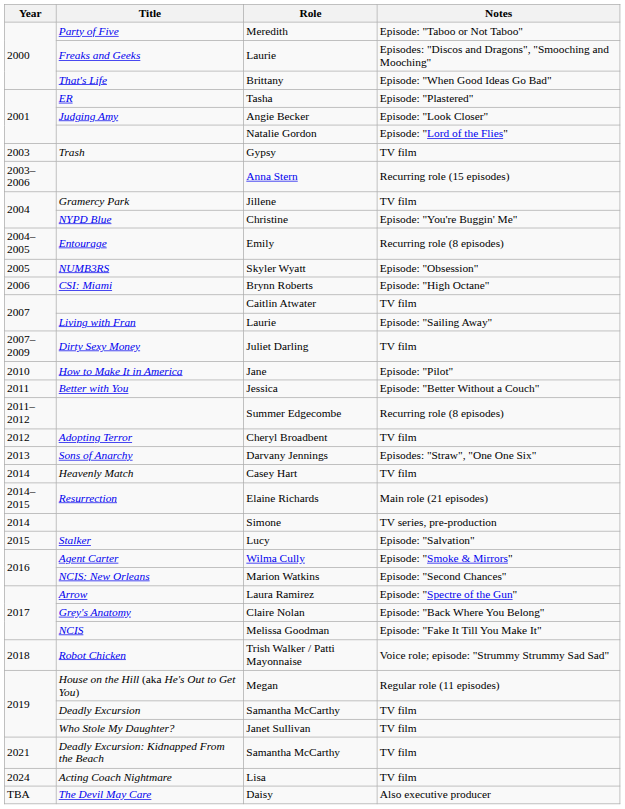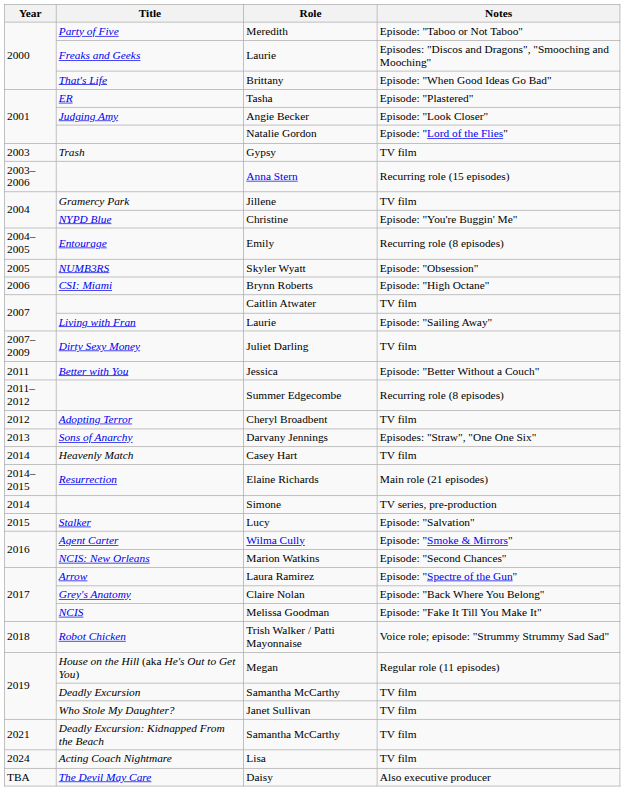- row: (121, 370)
